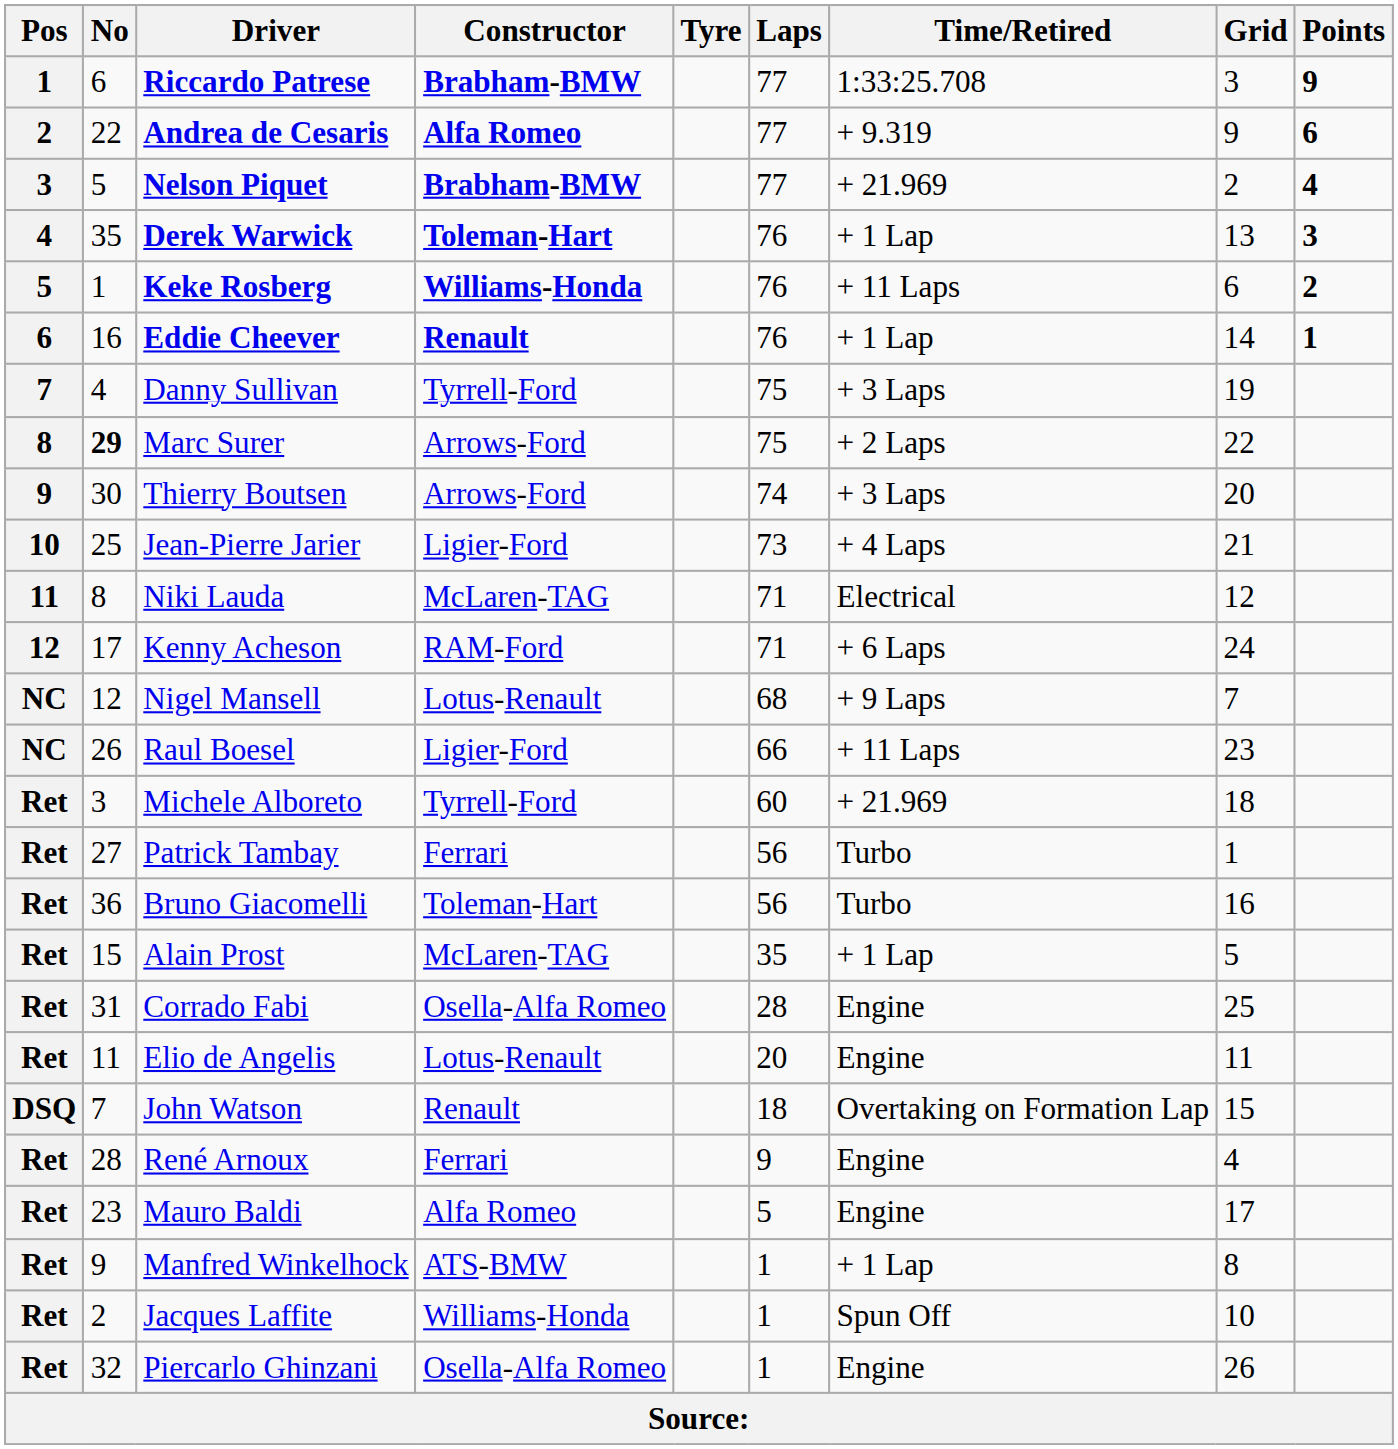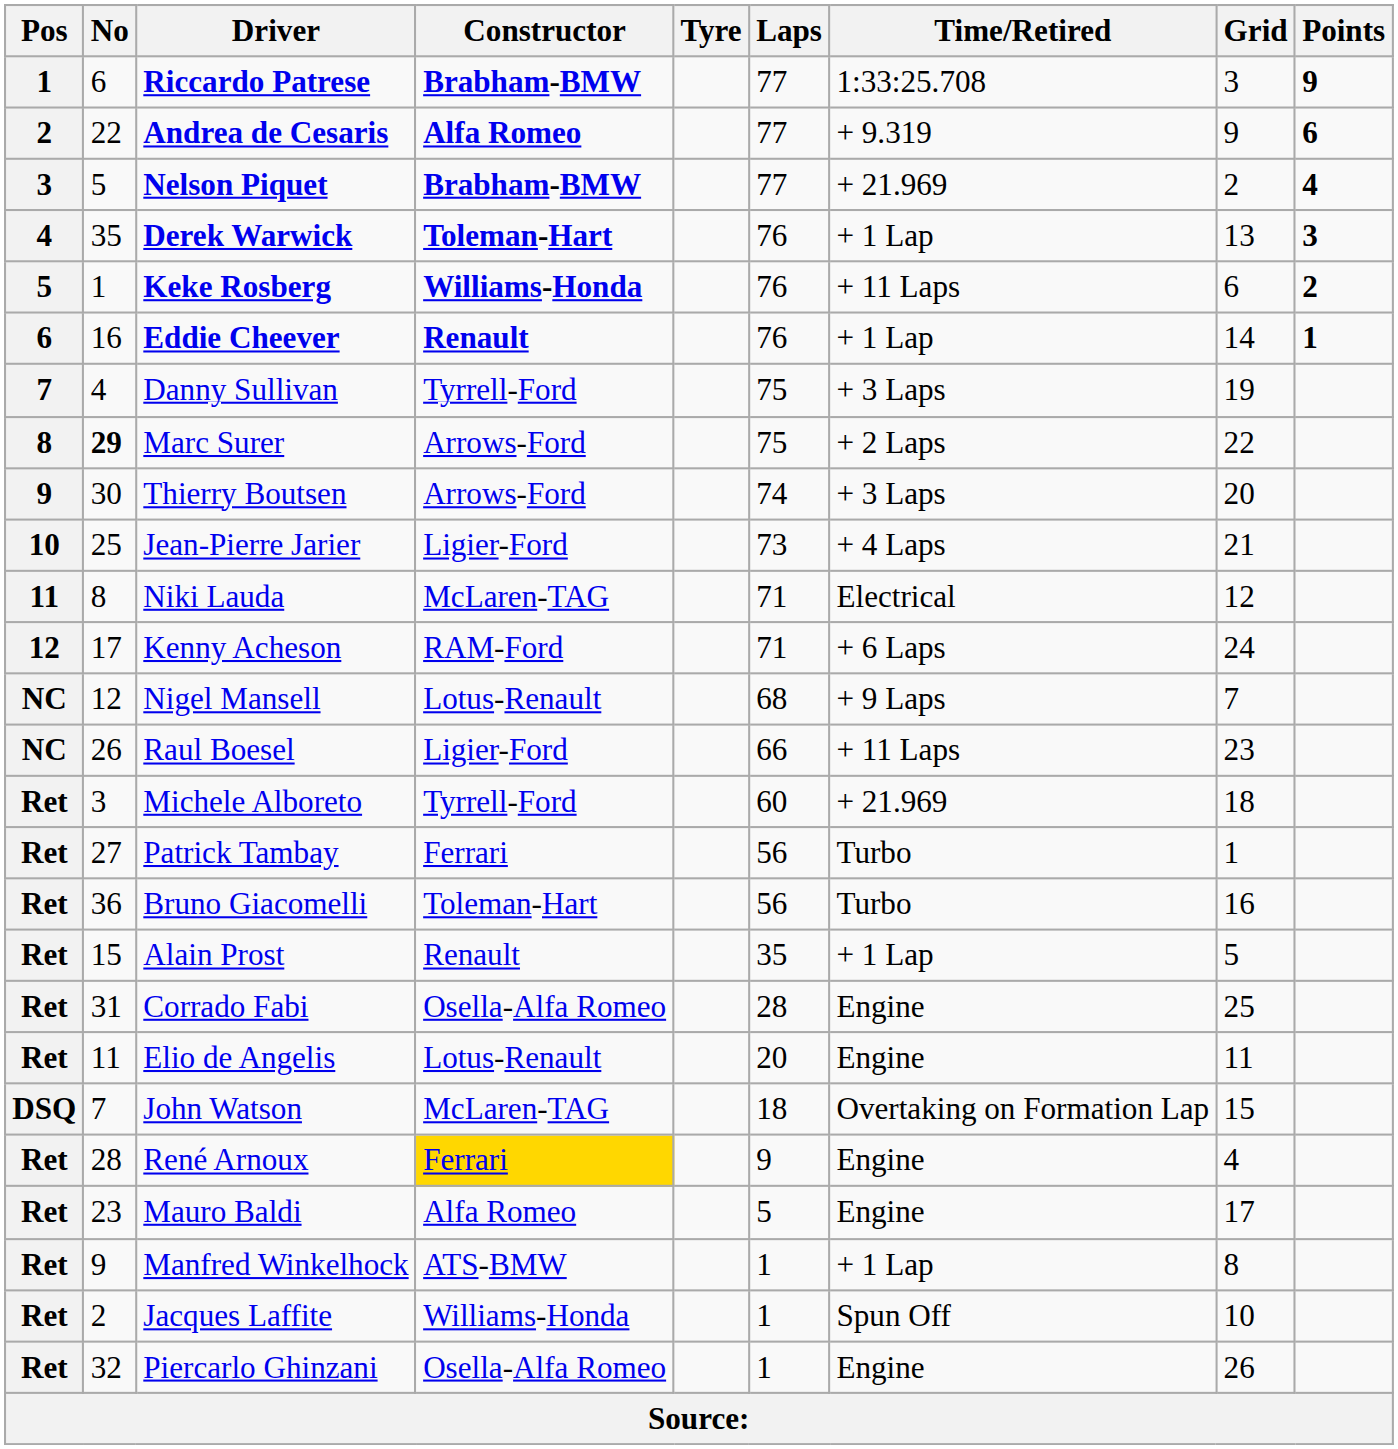(516, 955) McLaren-TAG -> (472, 955) Renault
(472, 1109) Renault -> (516, 1109) McLaren-TAG
(465, 1160) no background -> (465, 1160) gold background
